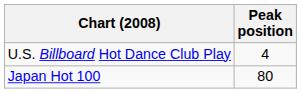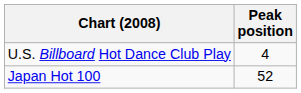(265, 76) 80 -> (265, 76) 52
